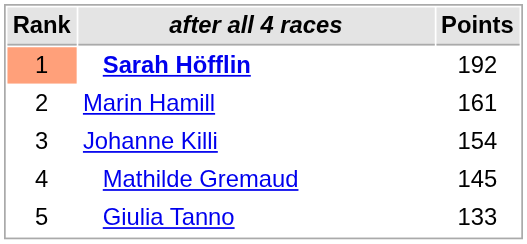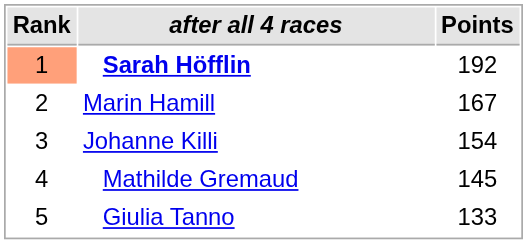(477, 103) 161 -> (477, 103) 167
